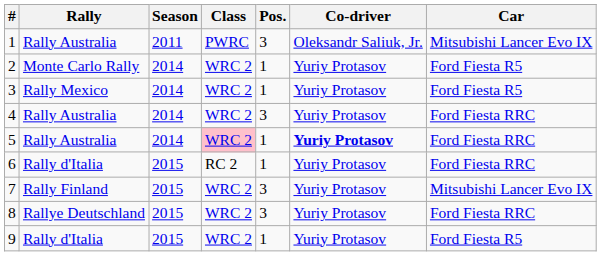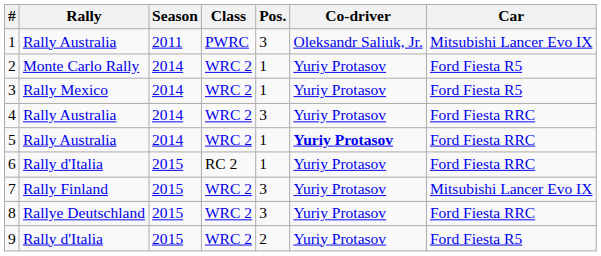(228, 139) pink background -> (228, 139) no background
(263, 238) 1 -> (263, 238) 2
